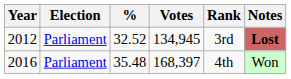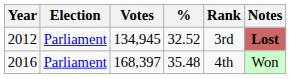columns swapped: (177, 16) <-> (130, 16)
